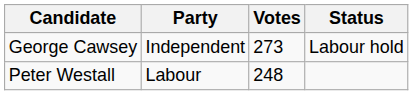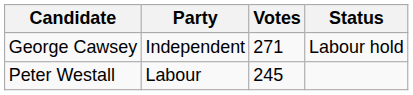(268, 47) 273 -> (268, 47) 271
(268, 75) 248 -> (268, 75) 245
